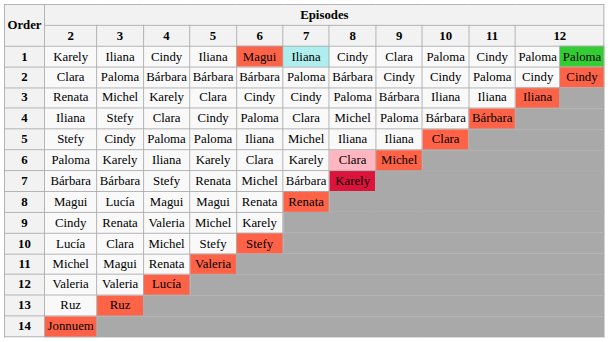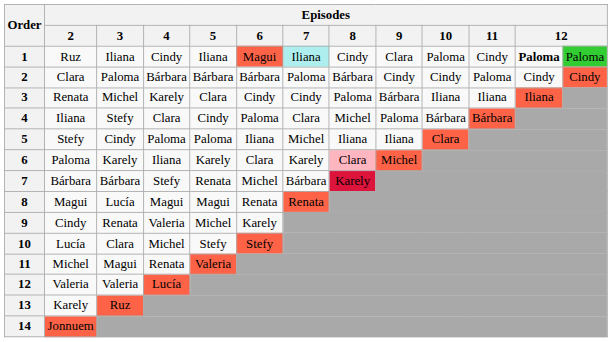(71, 56) Karely -> (71, 56) Ruz
(538, 56) normal -> (539, 56) bold
(71, 305) Ruz -> (71, 305) Karely
